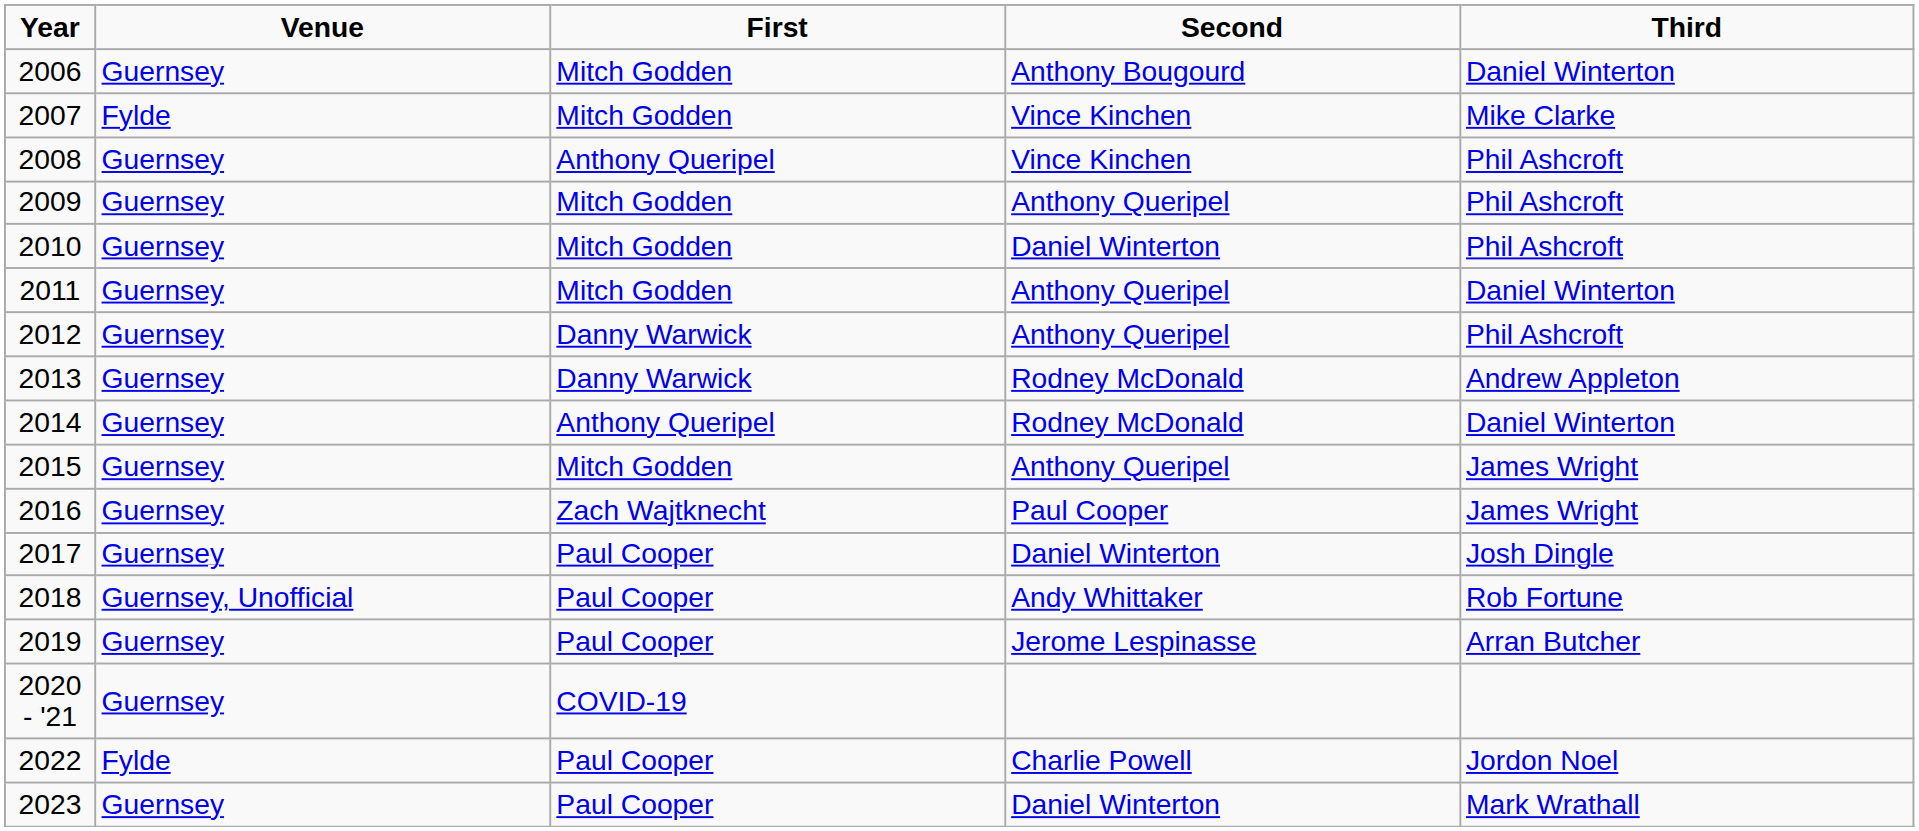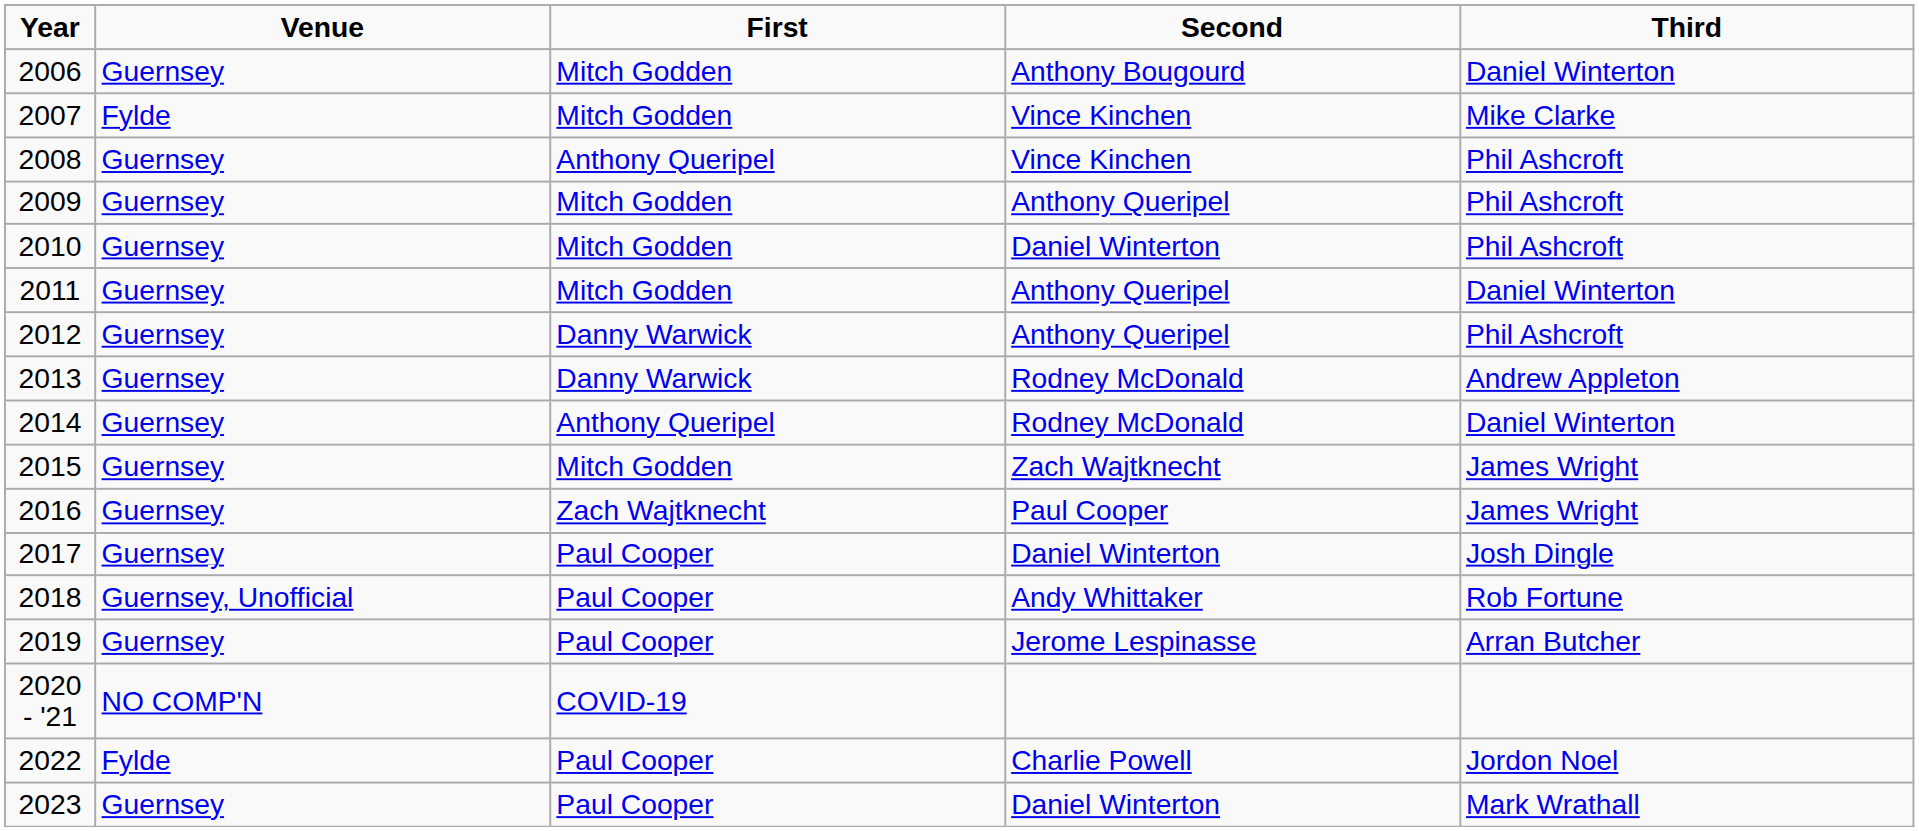(1120, 466) Anthony Queripel -> (1116, 466) Zach Wajtknecht
(163, 701) Guernsey -> (182, 701) NO COMP'N
